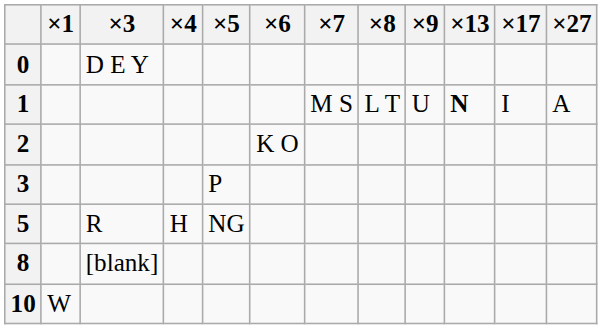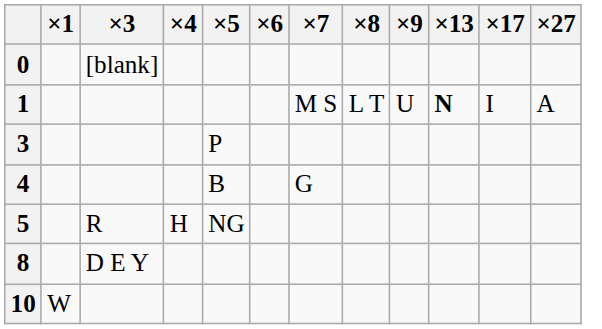(117, 64) D E Y -> (122, 64) [blank]
- row: (23, 143)
+ row: (23, 183)
(122, 263) [blank] -> (117, 263) D E Y
